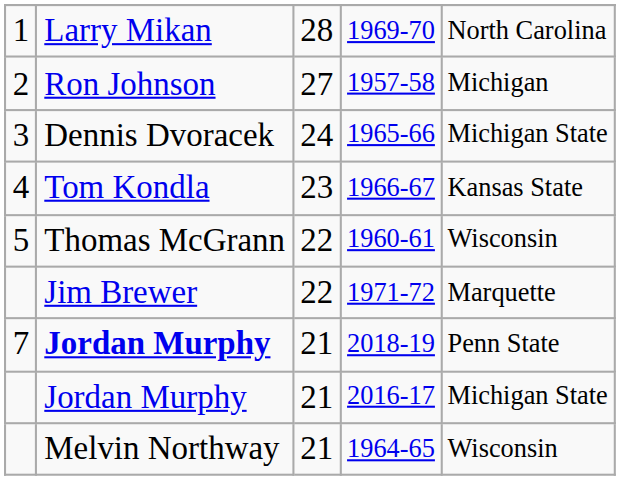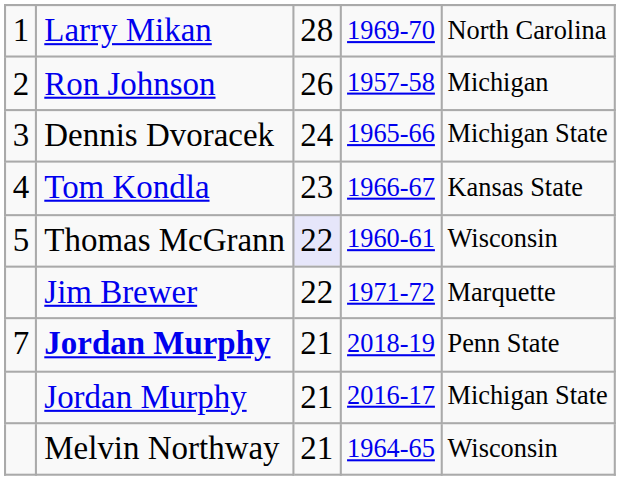(317, 82) 27 -> (317, 82) 26
(317, 239) no background -> (317, 239) lavender background
